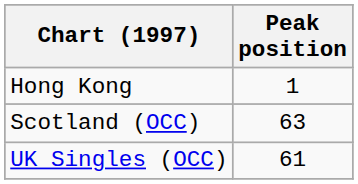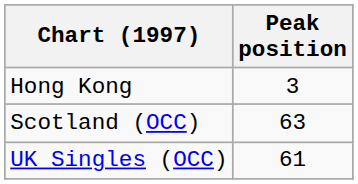(293, 86) 1 -> (293, 86) 3
